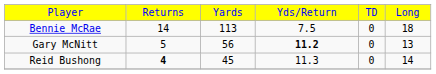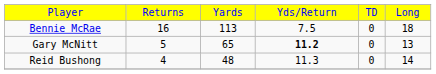(163, 29) 14 -> (163, 29) 16
(228, 45) 56 -> (228, 45) 65
(163, 61) bold -> (163, 61) normal
(228, 61) 45 -> (228, 61) 48
